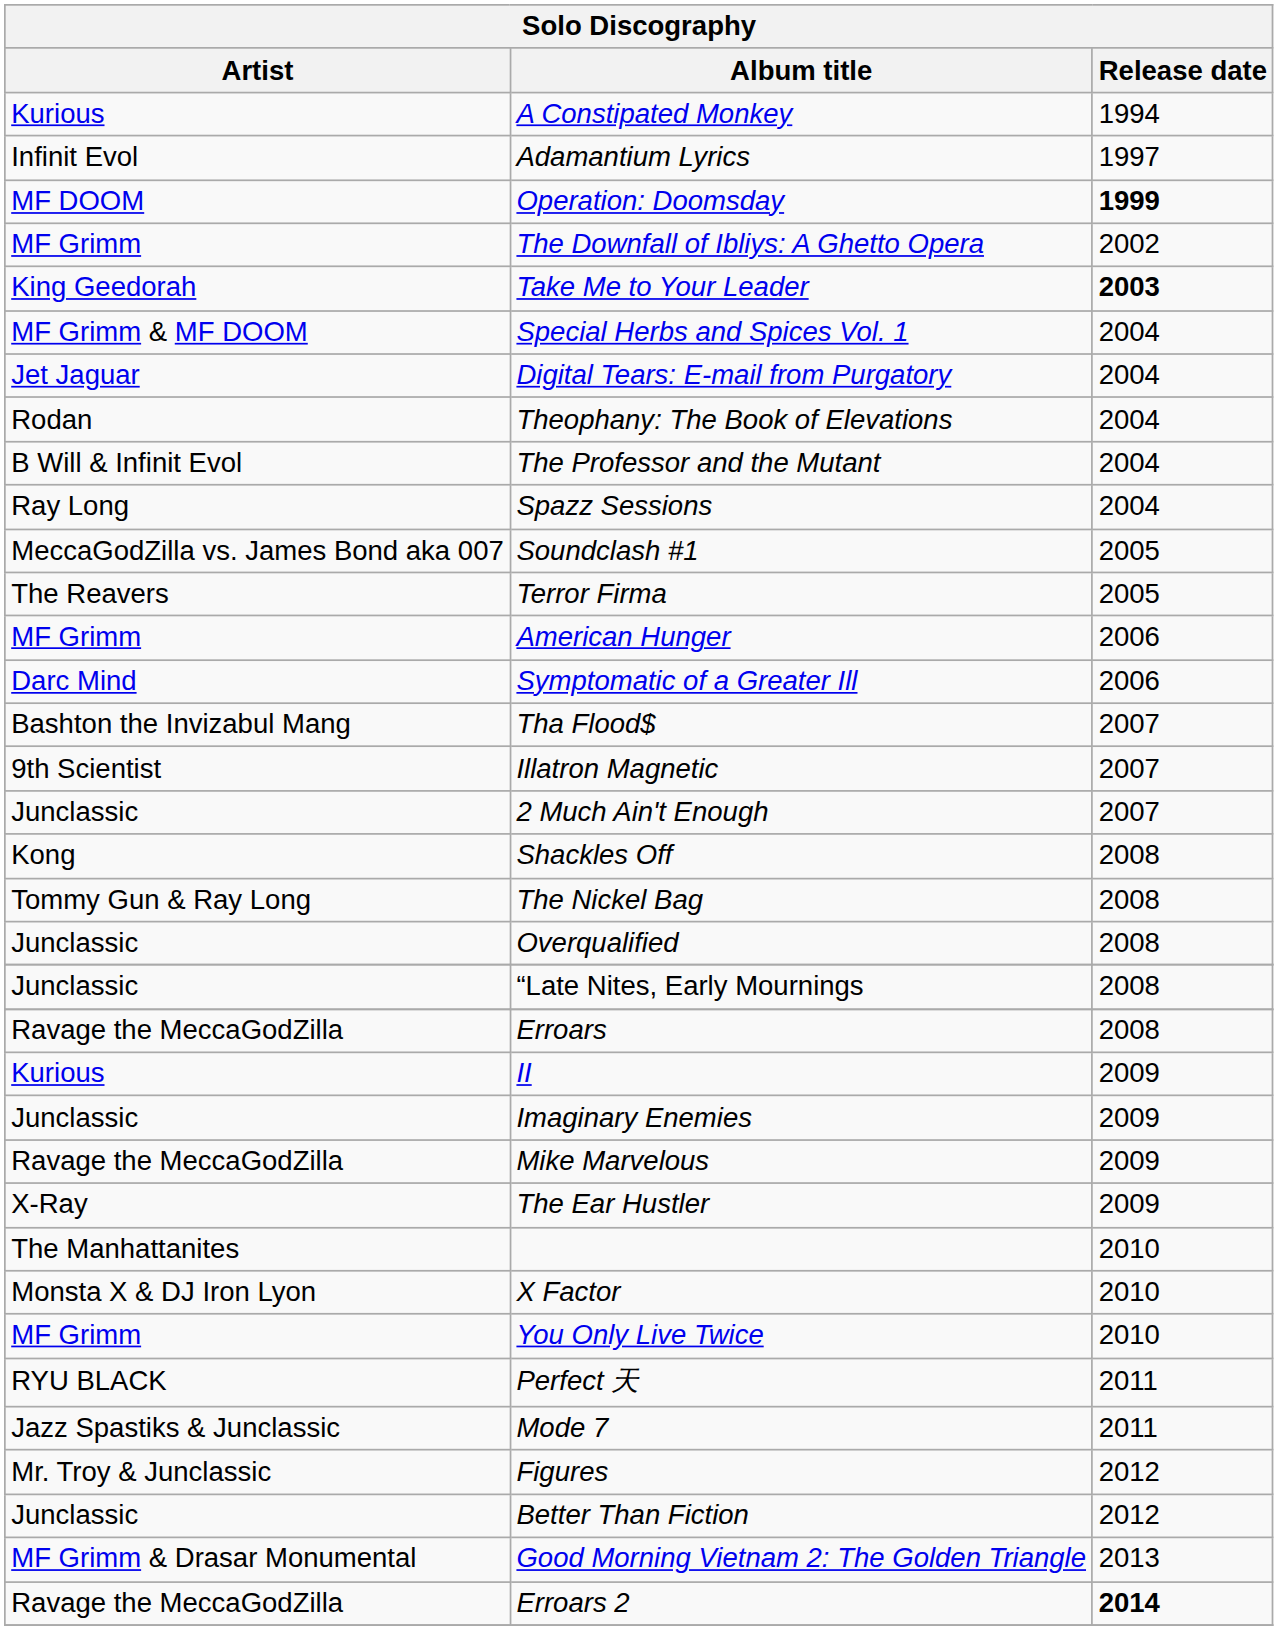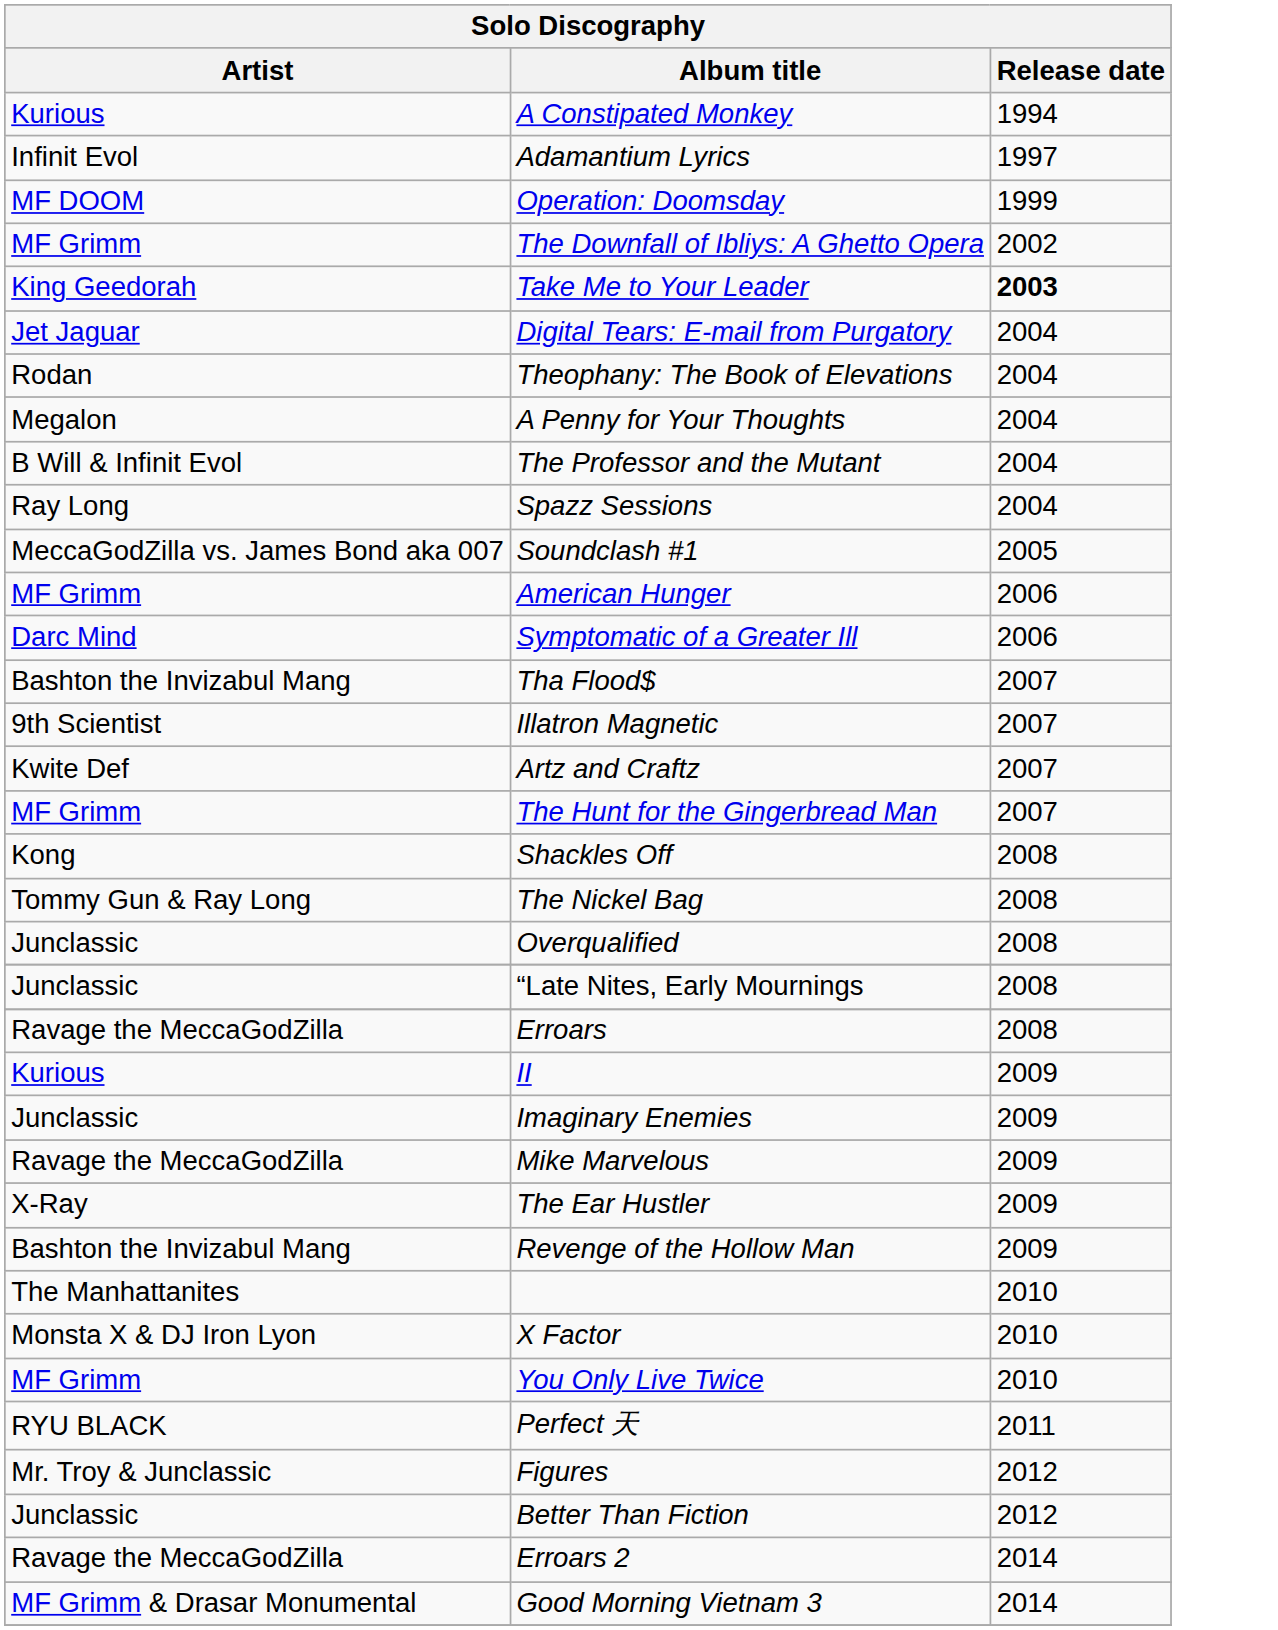(1129, 200) bold -> (1027, 200) normal
- row: (159, 331)
+ row: (64, 419)
- row: (90, 593)
- row: (75, 811)
+ row: (70, 768)
+ row: (76, 811)
+ row: (181, 1248)
- row: (176, 1428)
- row: (214, 1559)
(1129, 1602) bold -> (1027, 1559) normal
+ row: (214, 1602)
